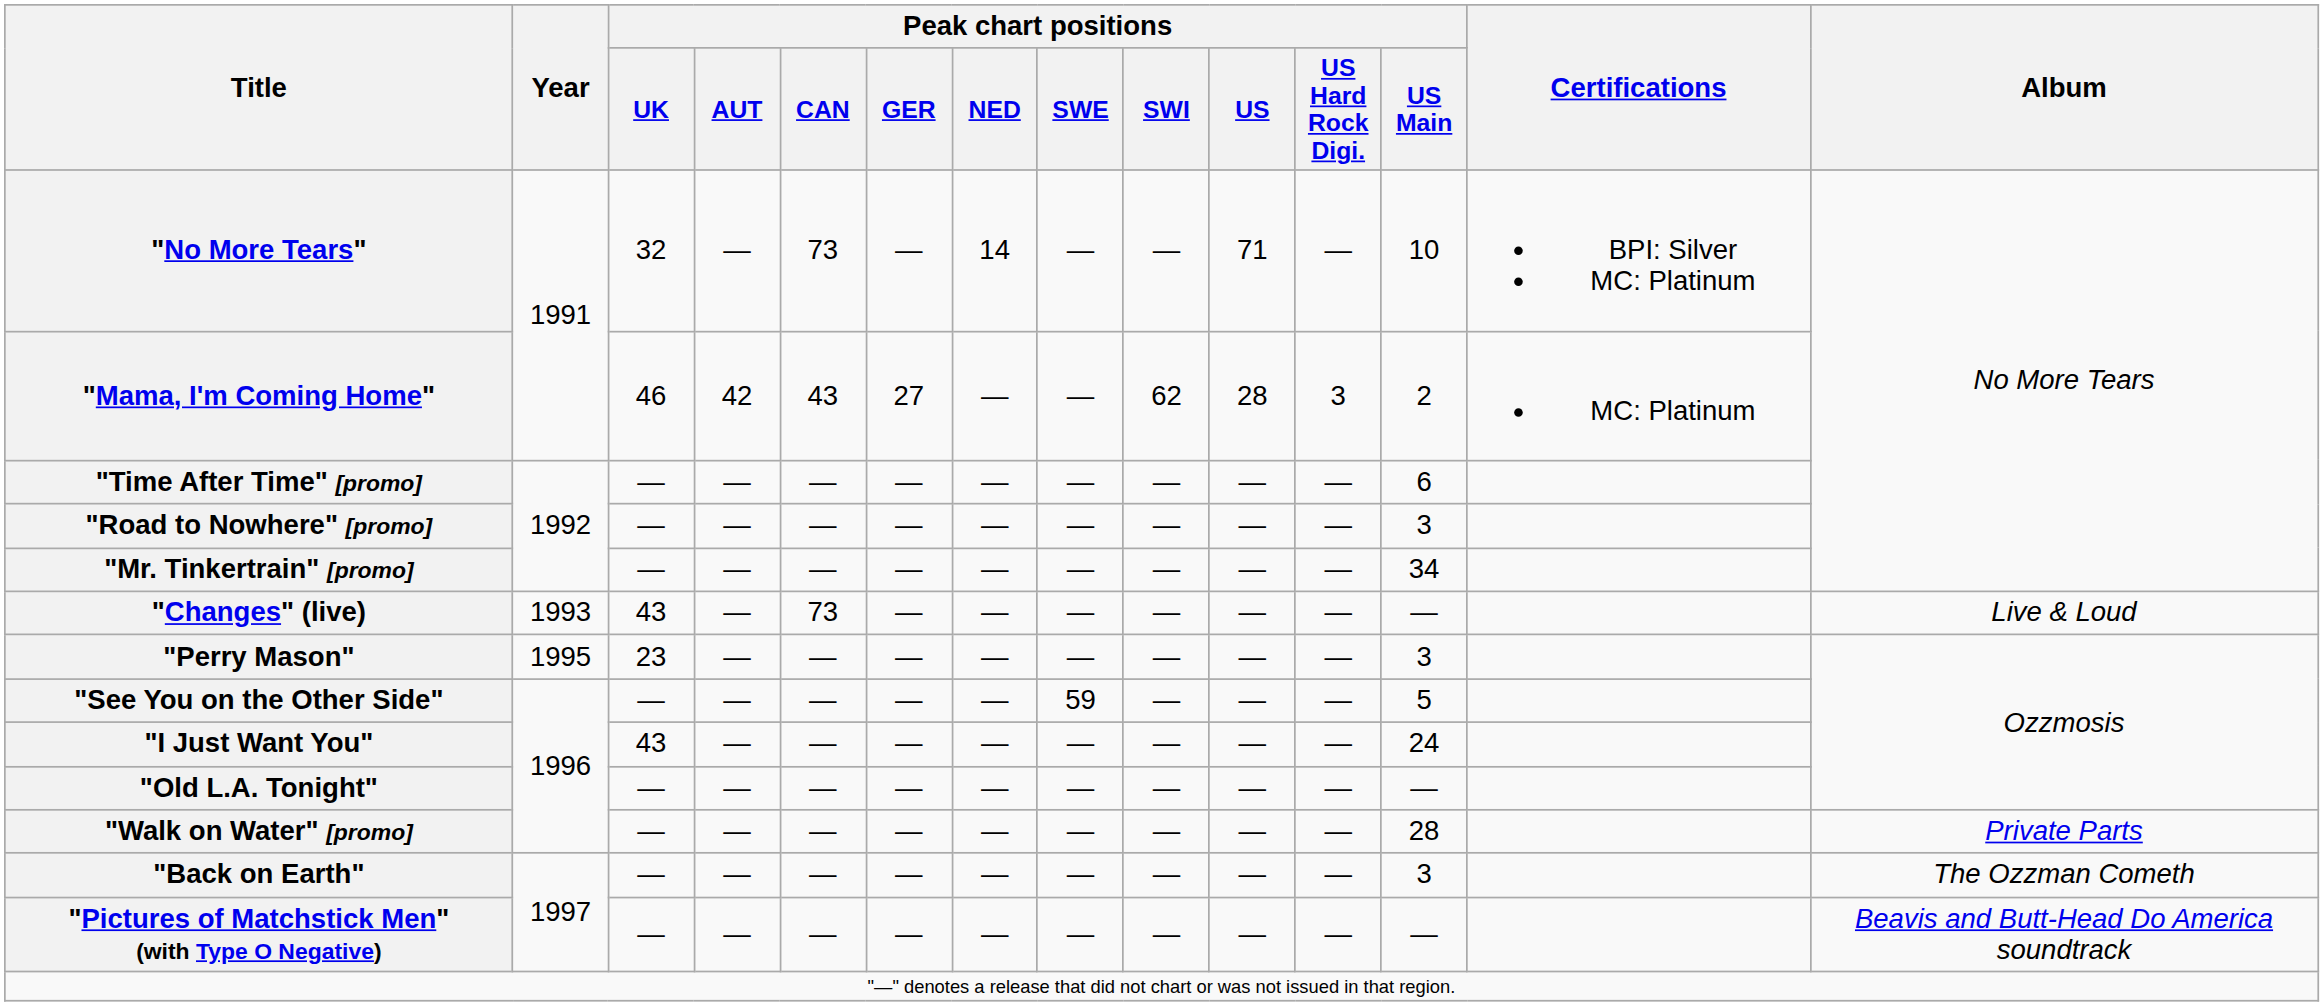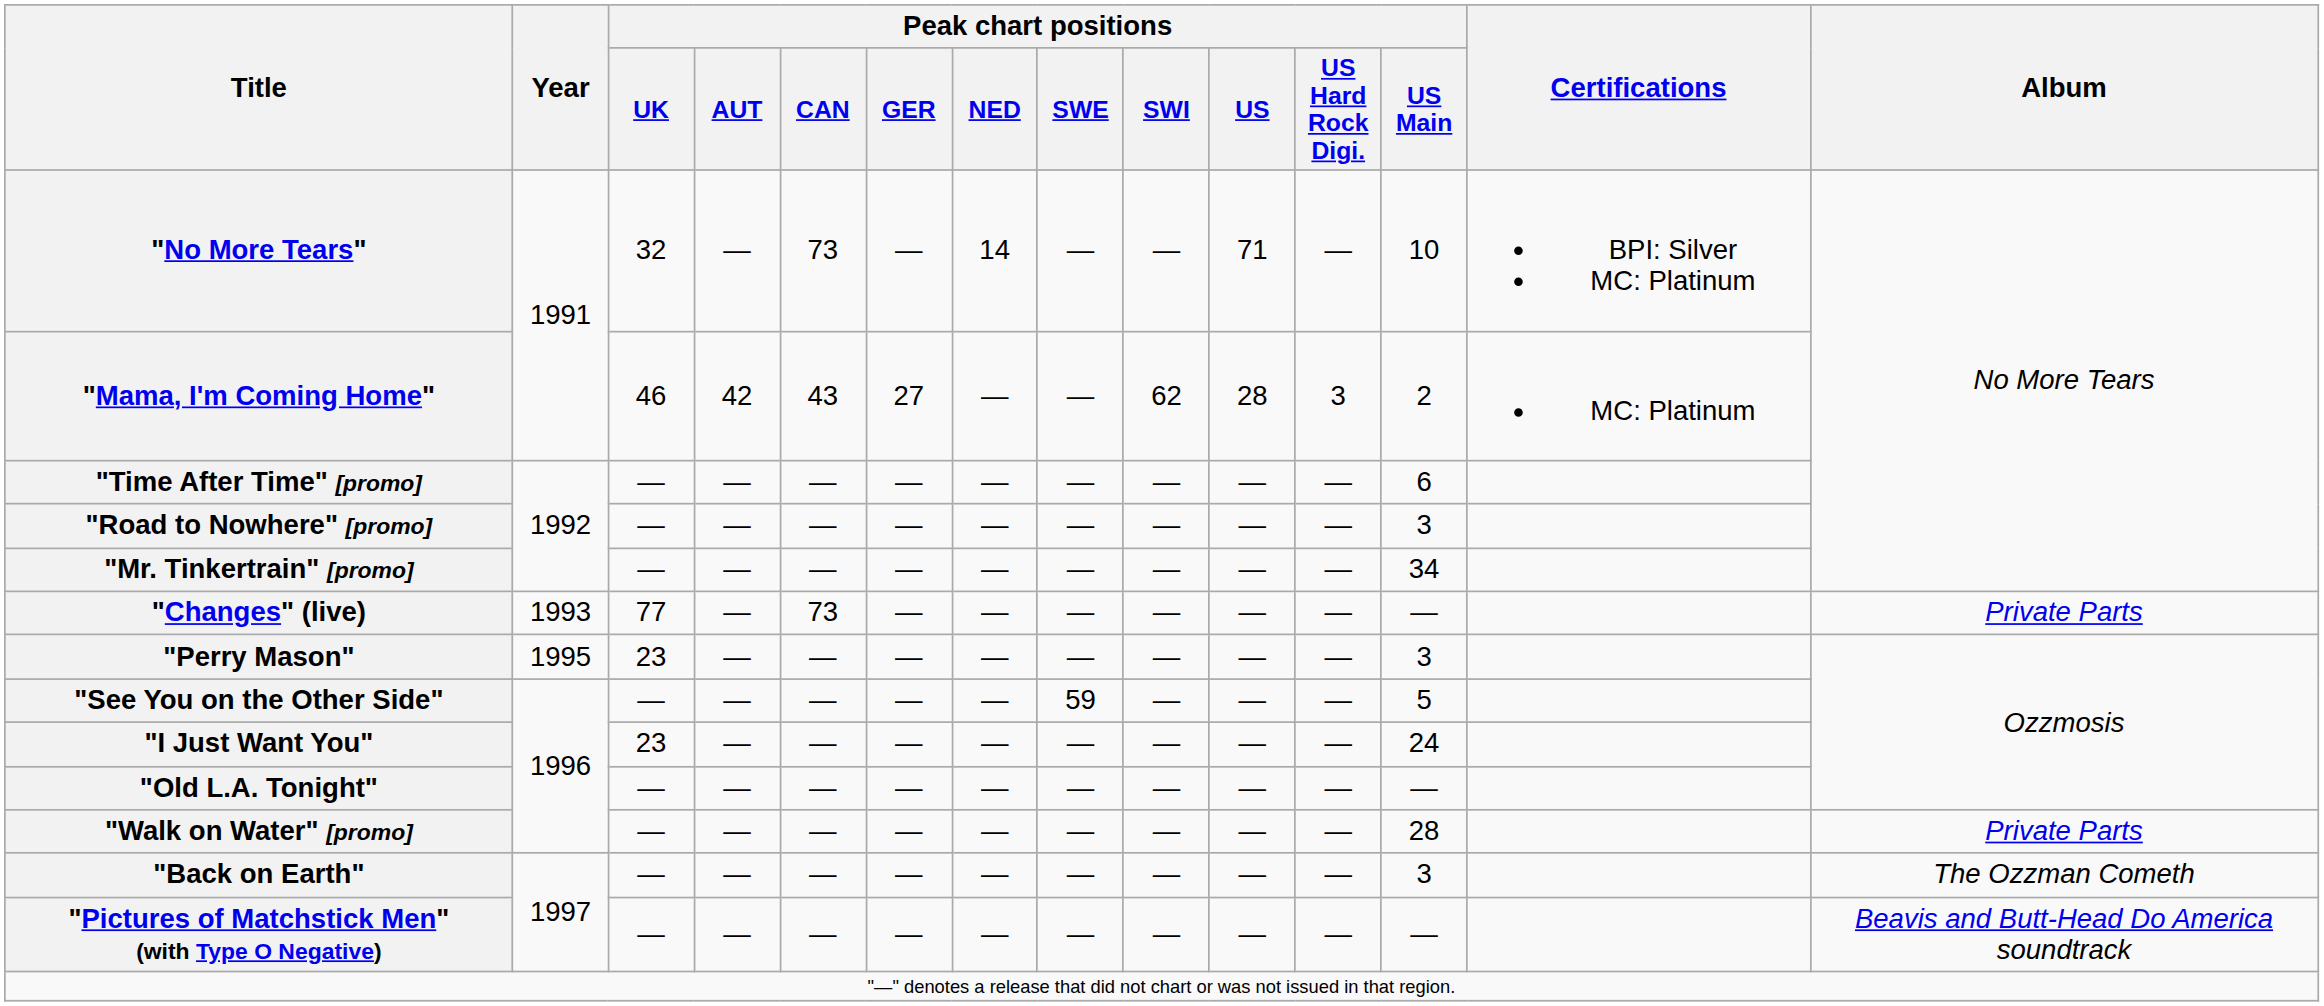(651, 612) 43 -> (651, 612) 77
(2064, 612) Live & Loud -> (2064, 612) Private Parts
(651, 743) 43 -> (651, 743) 23
